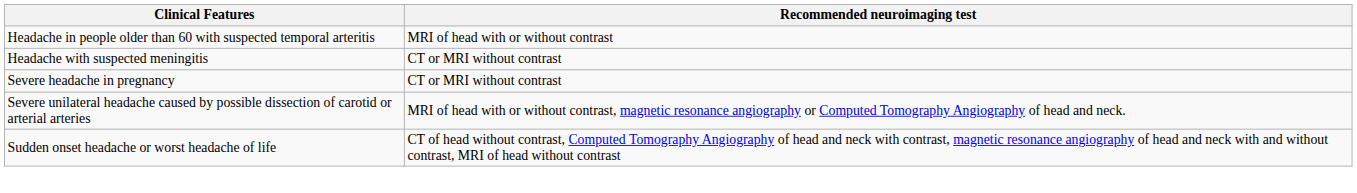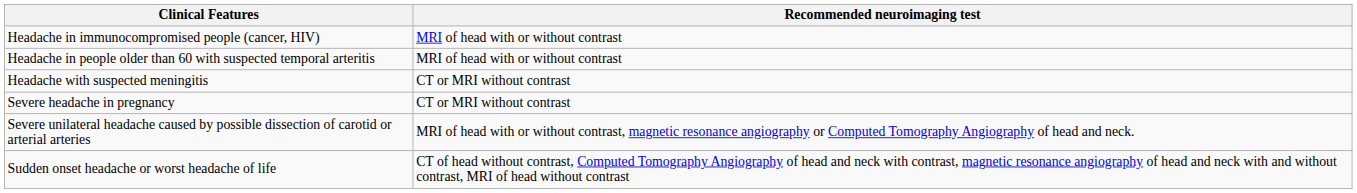+ row: (164, 37)
